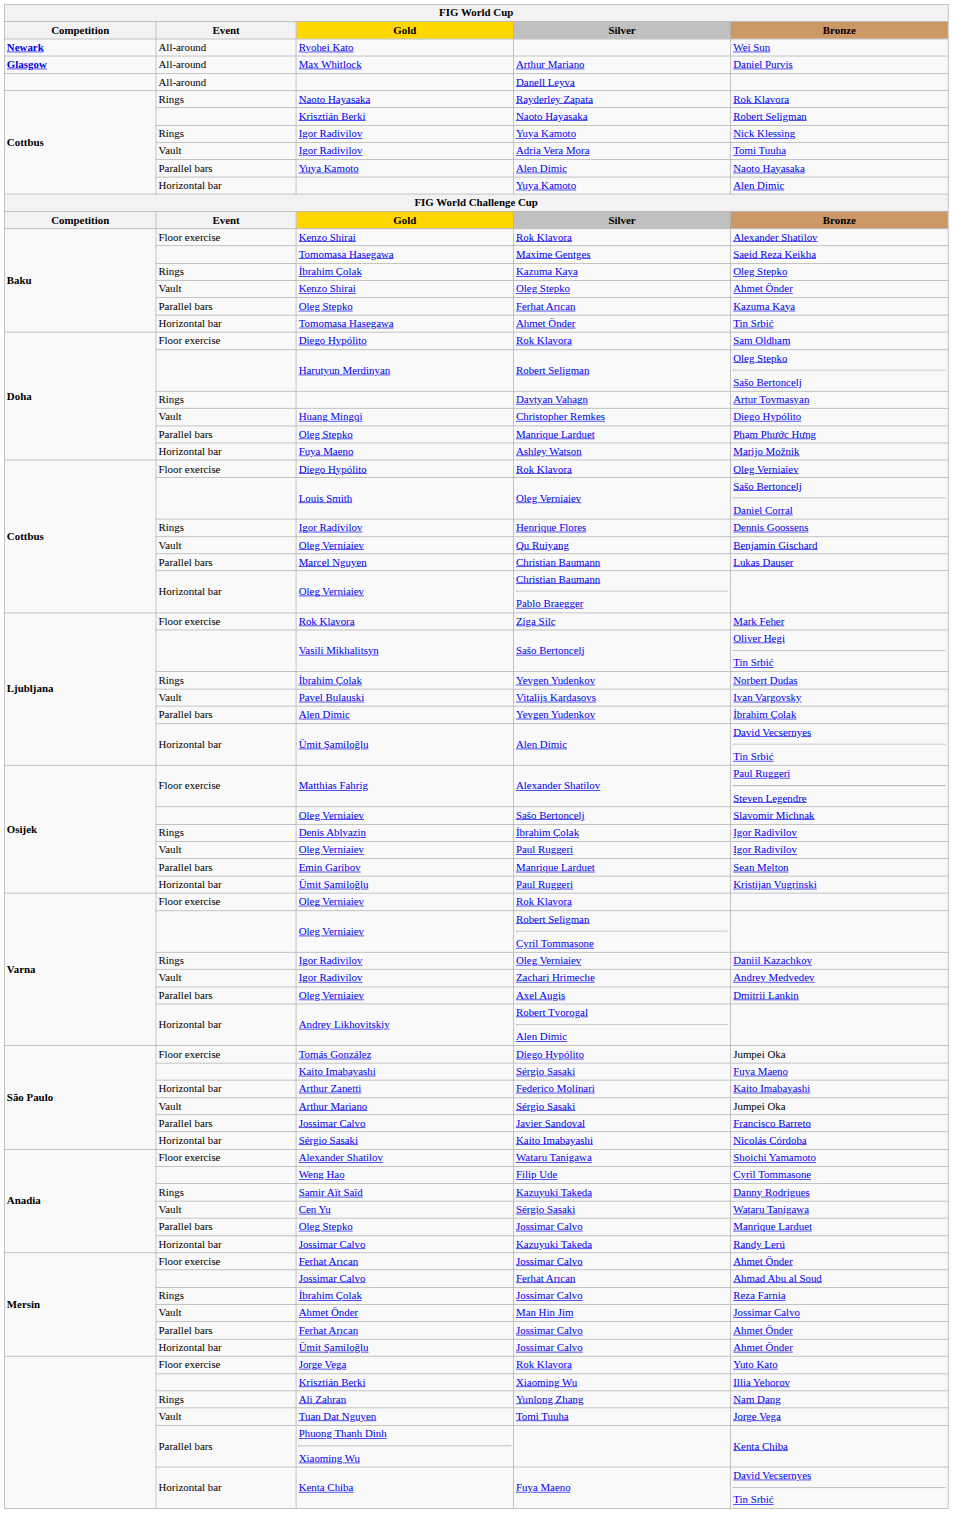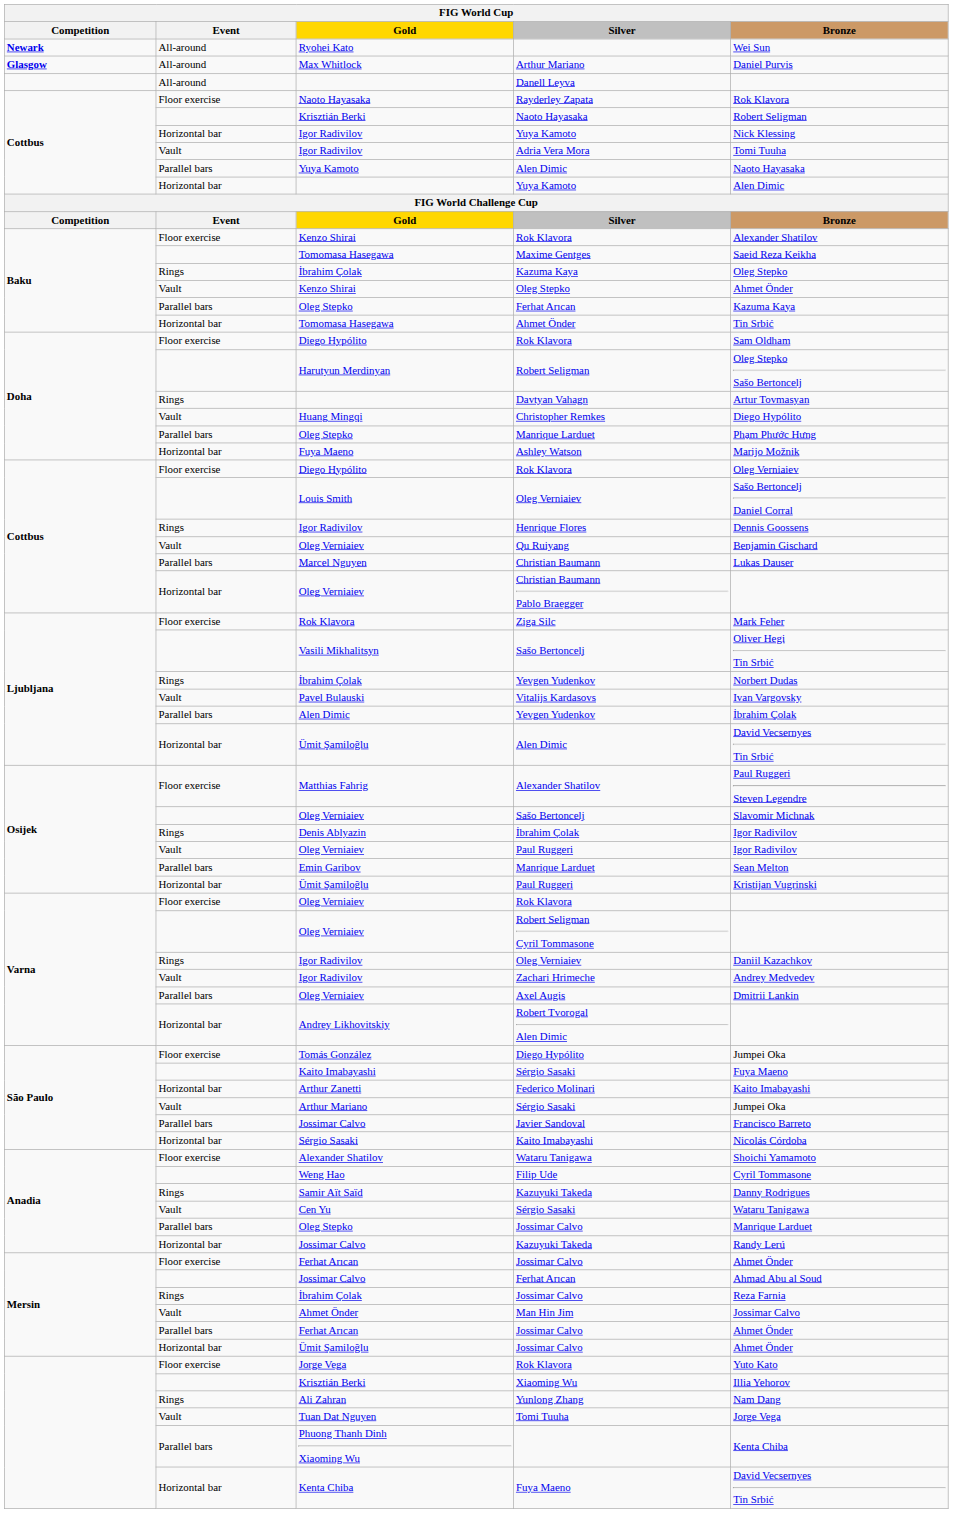(171, 99) Rings -> (189, 99) Floor exercise
(171, 133) Rings -> (190, 133) Horizontal bar
